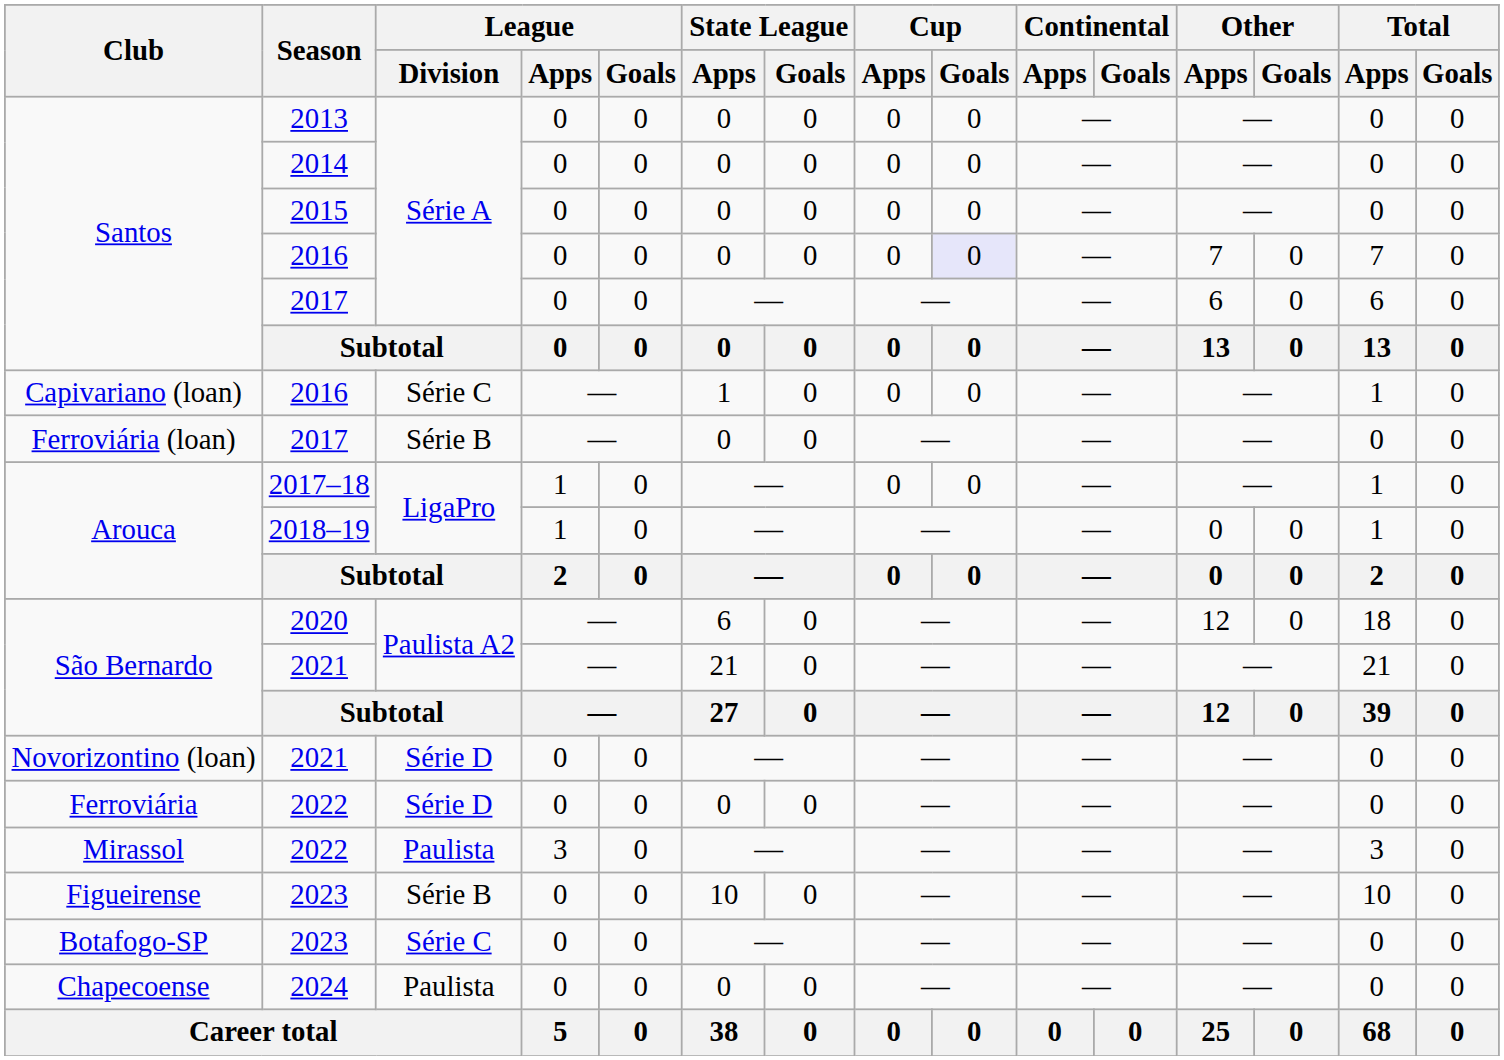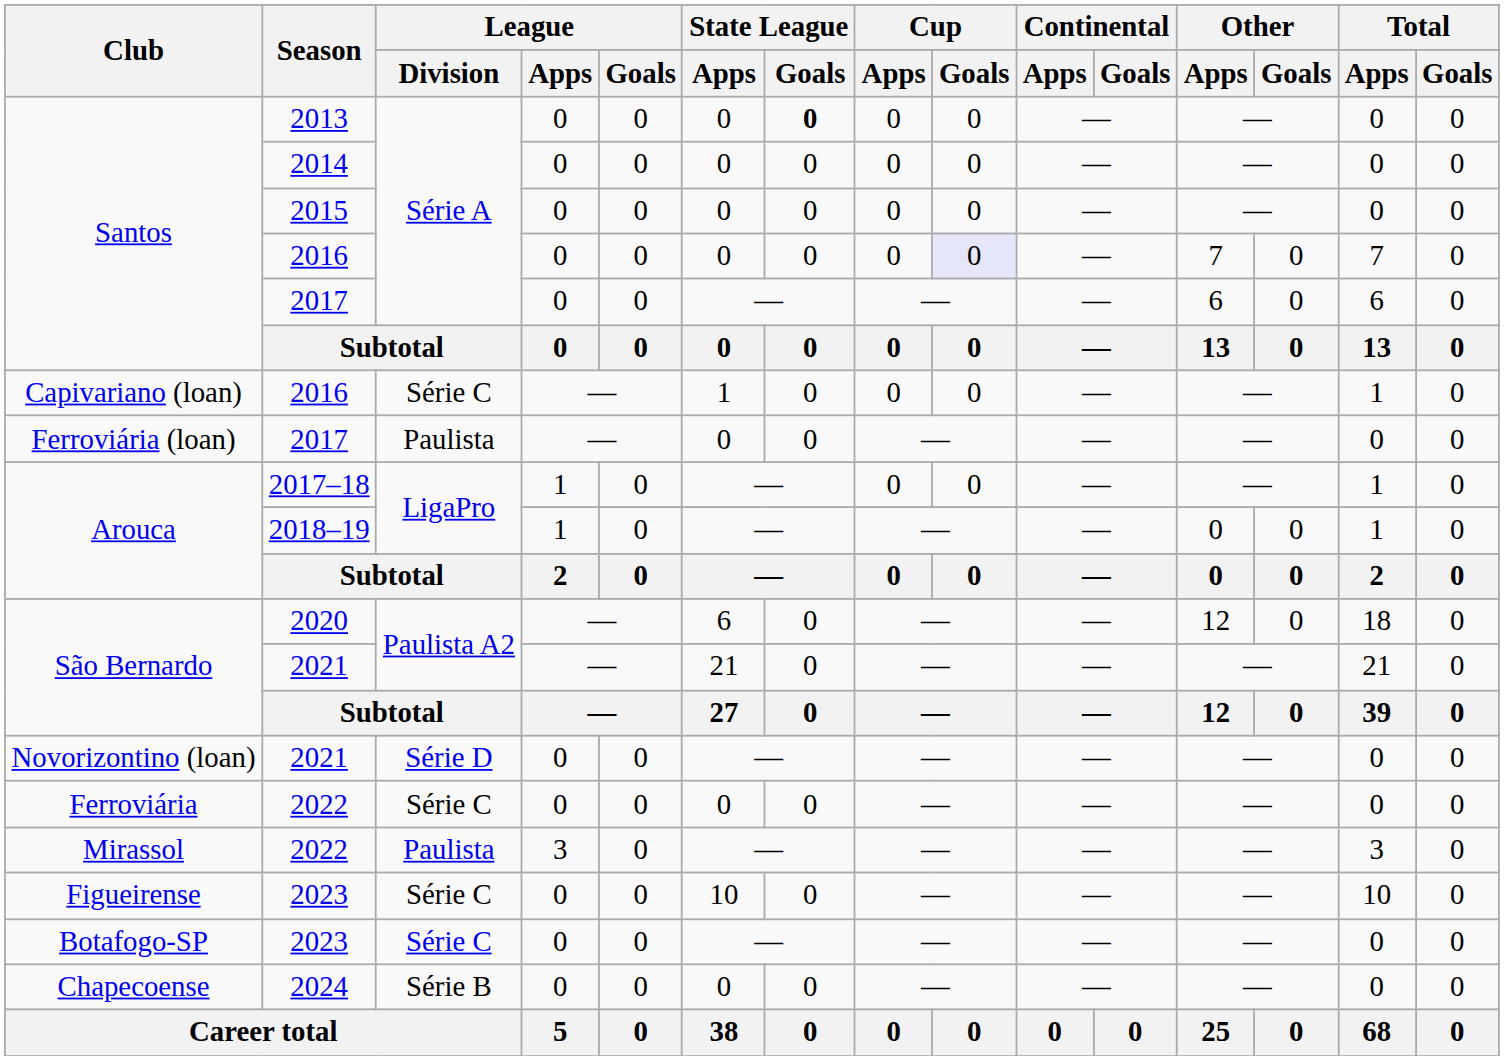(810, 118) normal -> (810, 118) bold
(449, 438) Série B -> (449, 438) Paulista
(449, 803) Série D -> (449, 803) Série C
(449, 895) Série B -> (449, 895) Série C
(449, 986) Paulista -> (449, 986) Série B
